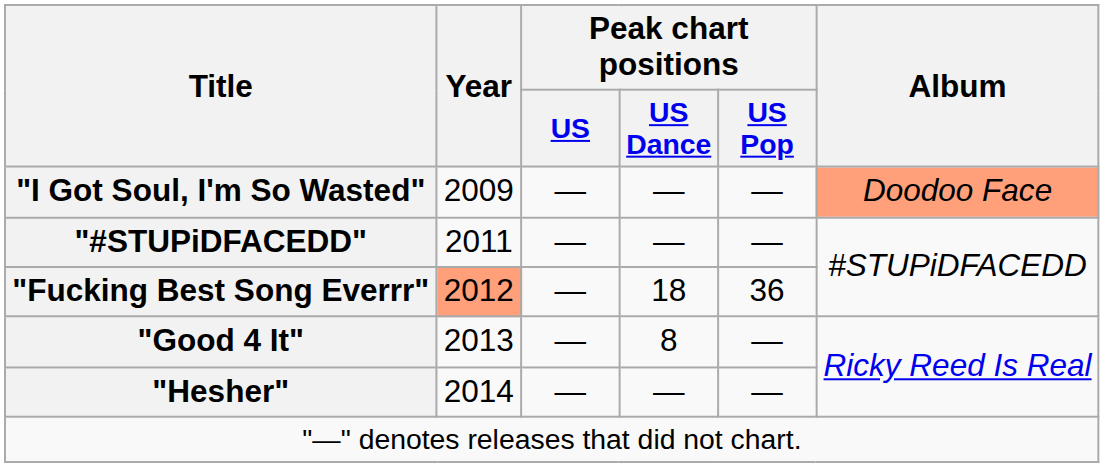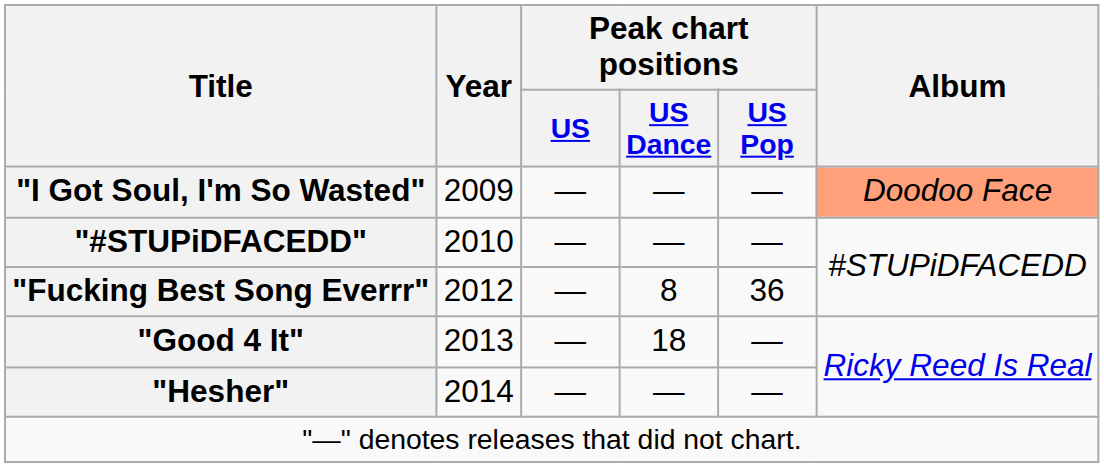(479, 241) 2011 -> (479, 241) 2010
(479, 291) lightsalmon background -> (479, 291) no background
(669, 291) 18 -> (669, 291) 8
(669, 341) 8 -> (669, 341) 18
